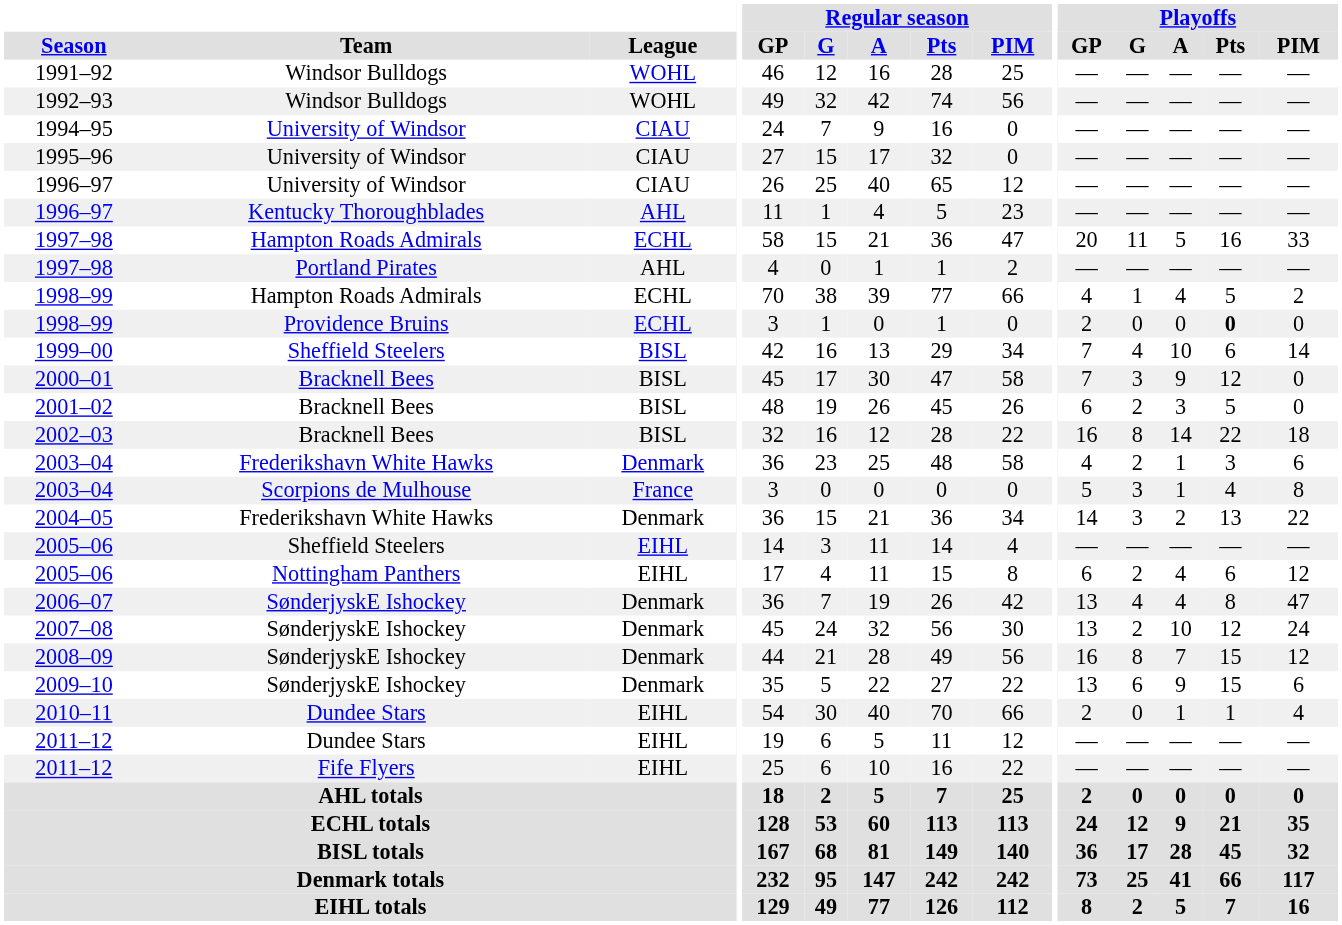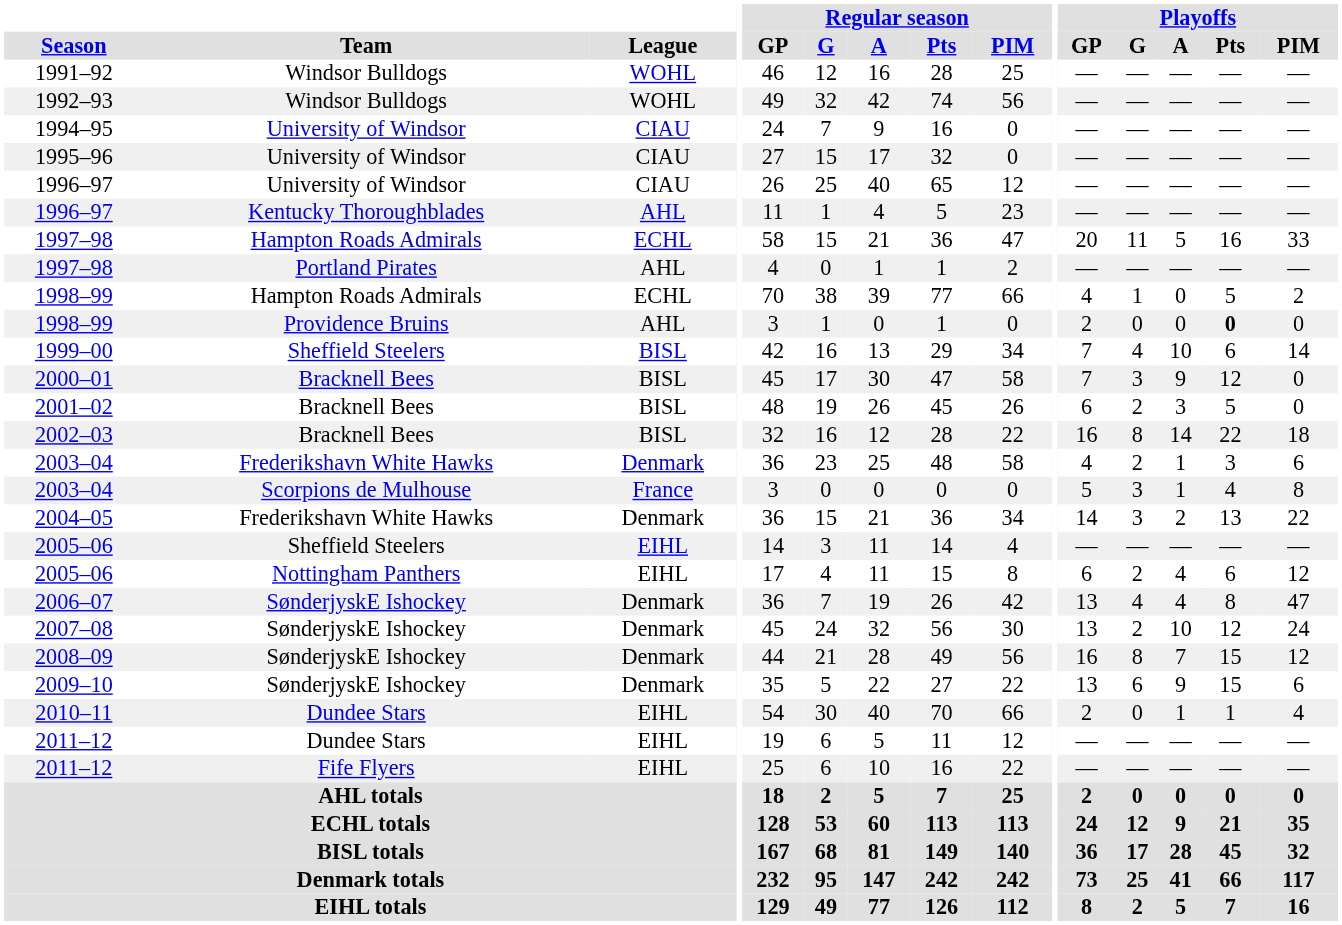(1181, 295) 4 -> (1181, 295) 0
(663, 323) ECHL -> (663, 323) AHL
